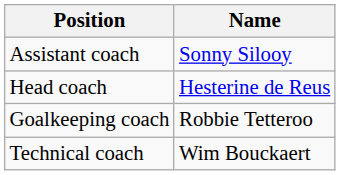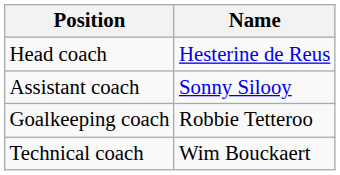rows swapped: (58, 86) <-> (74, 53)
